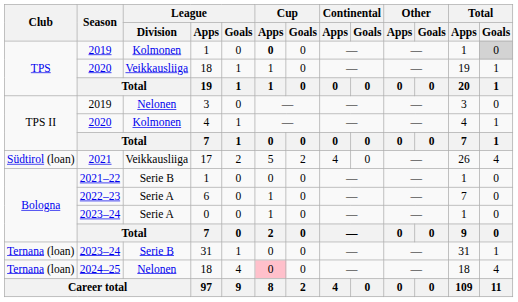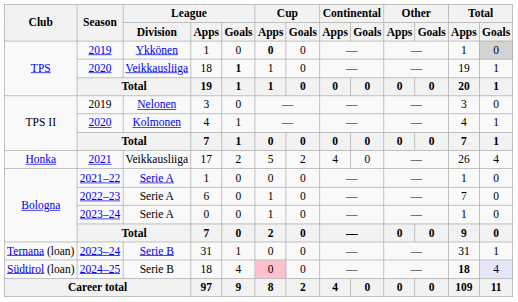(157, 50) Kolmonen -> (157, 50) Ykkönen
(238, 68) normal -> (238, 68) bold
(41, 159) Südtirol (loan) -> (41, 159) Honka
(157, 178) Serie B -> (157, 178) Serie A
(41, 269) Ternana (loan) -> (41, 269) Südtirol (loan)
(157, 269) Nelonen -> (157, 269) Serie B
(464, 269) normal -> (464, 269) bold
(496, 269) no background -> (496, 269) lavender background
